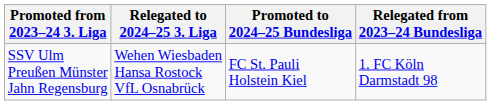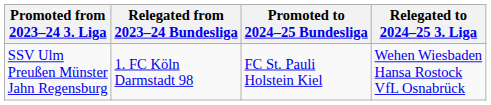columns swapped: (420, 24) <-> (168, 24)
